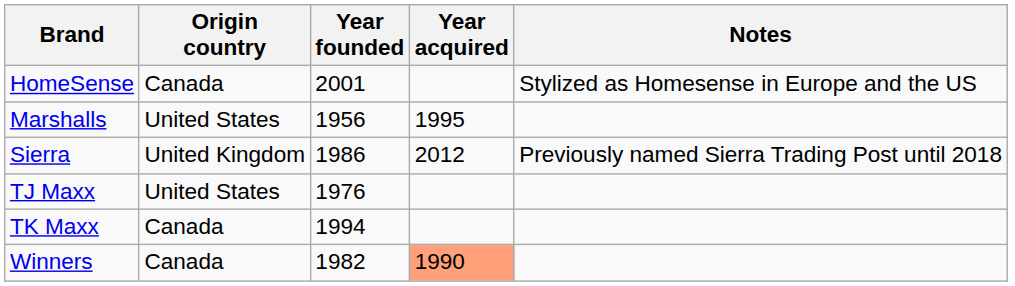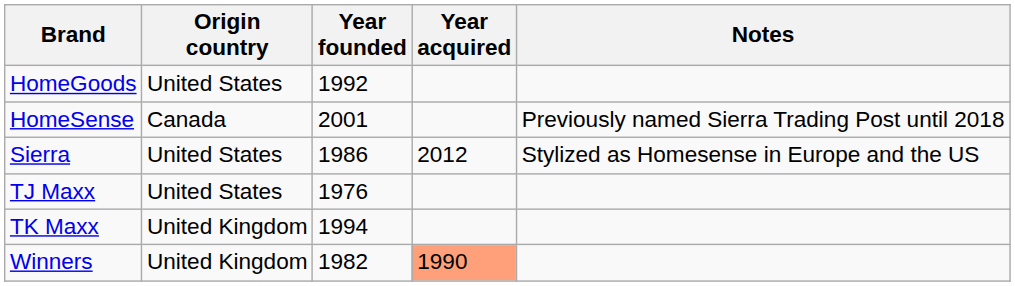+ row: (73, 83)
(748, 83) Stylized as Homesense in Europe and the US -> (763, 119) Previously named Sierra Trading Post until 2018
- row: (58, 119)
(225, 155) United Kingdom -> (215, 155) United States
(761, 155) Previously named Sierra Trading Post until 2018 -> (751, 155) Stylized as Homesense in Europe and the US
(184, 226) Canada -> (227, 226) United Kingdom
(184, 262) Canada -> (227, 262) United Kingdom
